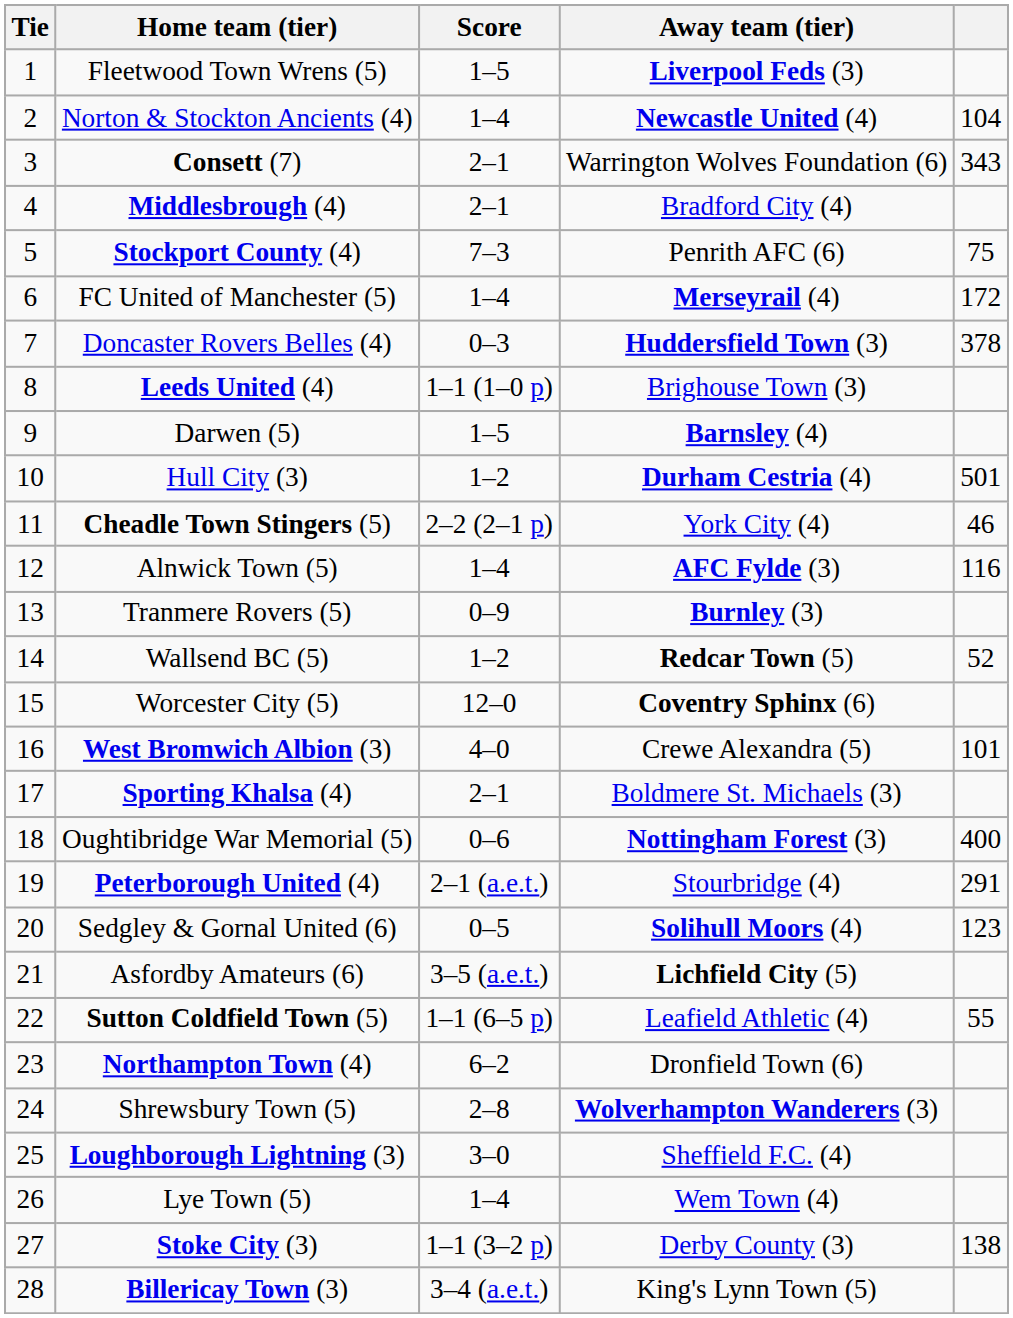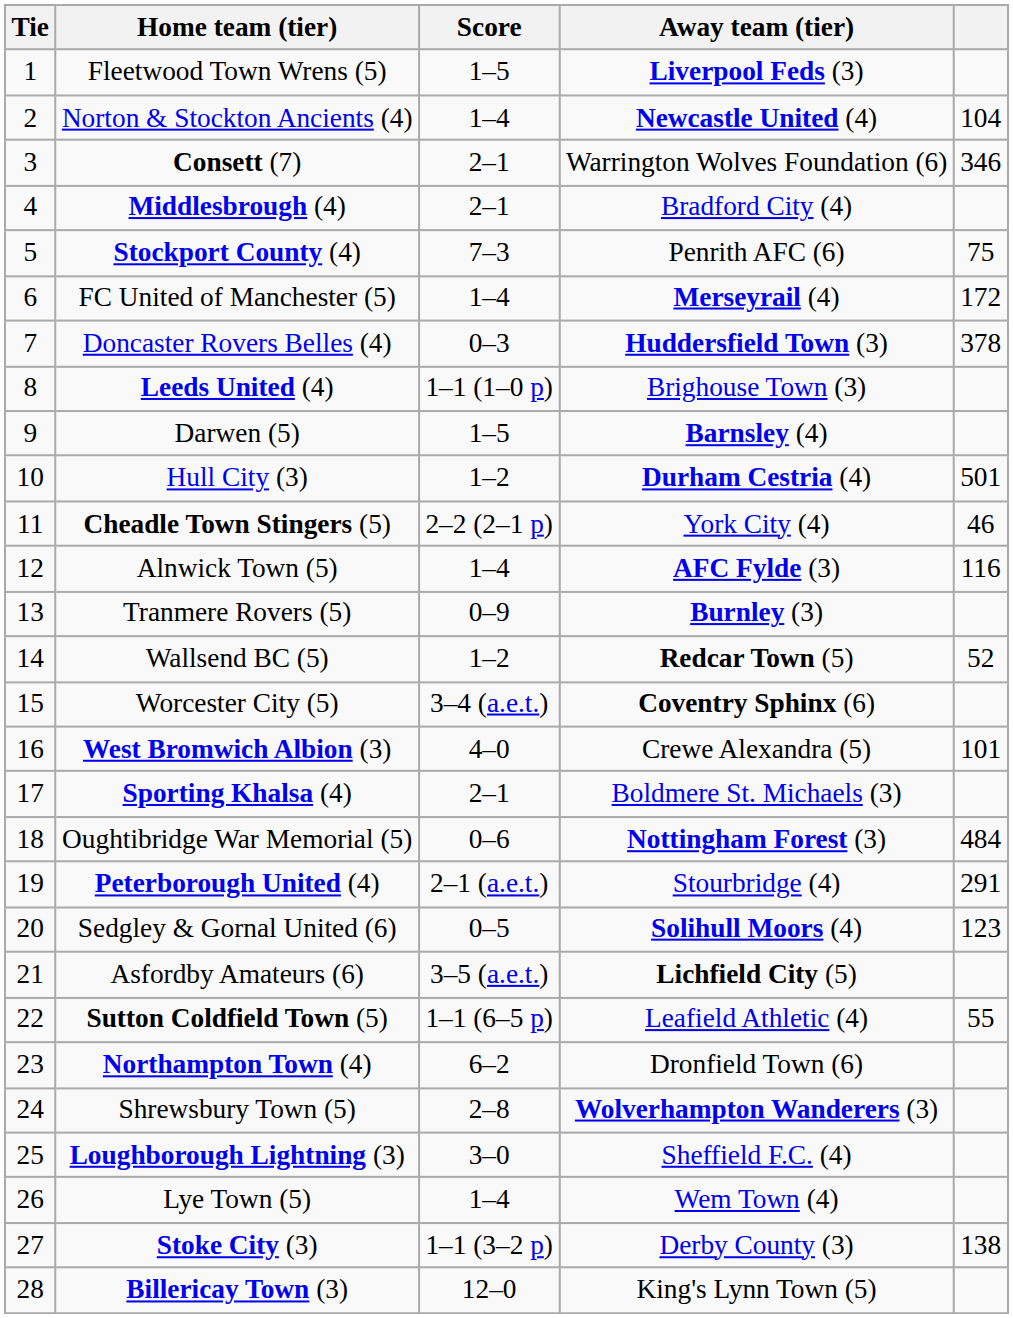(981, 161) 343 -> (981, 161) 346
(489, 703) 12–0 -> (489, 703) 3–4 (a.e.t.)
(981, 838) 400 -> (981, 838) 484
(489, 1289) 3–4 (a.e.t.) -> (489, 1289) 12–0
